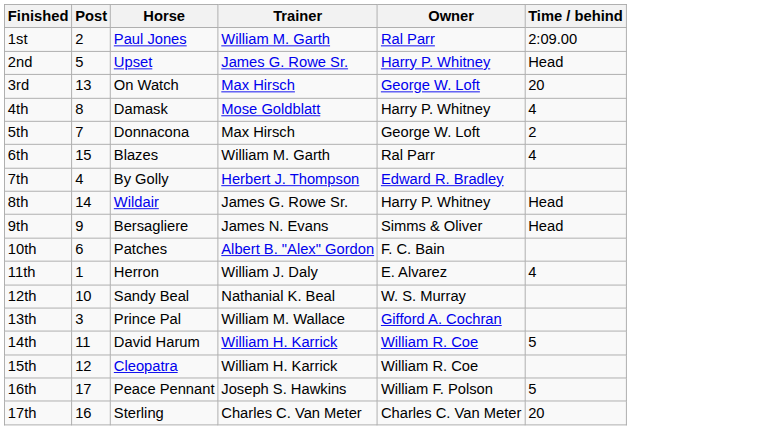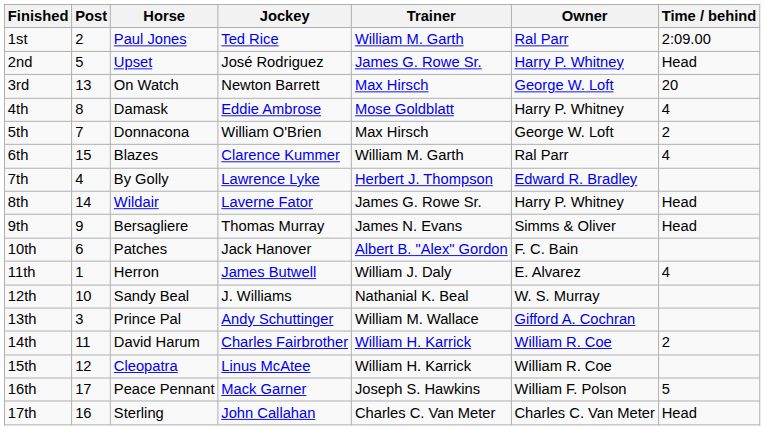+ column: (285, 16)
(532, 343) 5 -> (666, 343) 2
(536, 413) 20 -> (679, 413) Head
